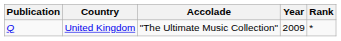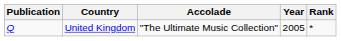(294, 28) 2009 -> (294, 28) 2005
